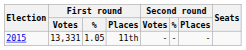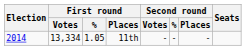(16, 38) 2015 -> (16, 38) 2014
(65, 38) 13,331 -> (65, 38) 13,334
